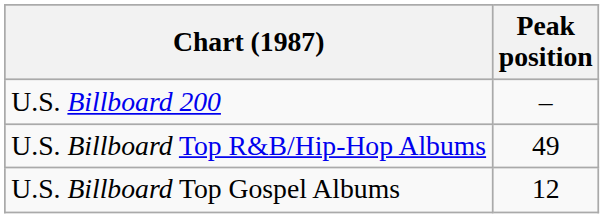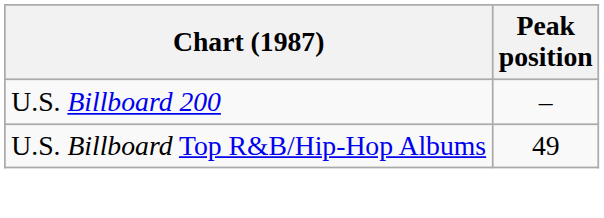- row: (206, 189)
